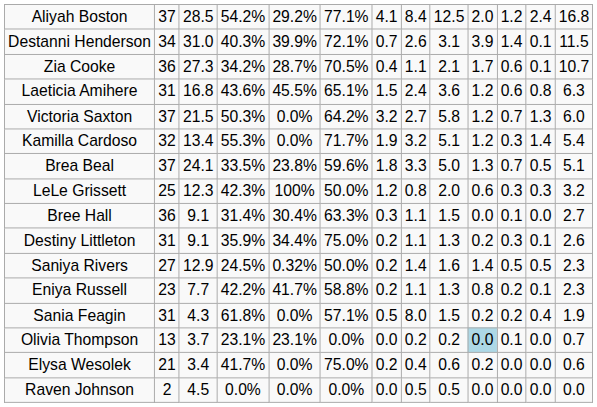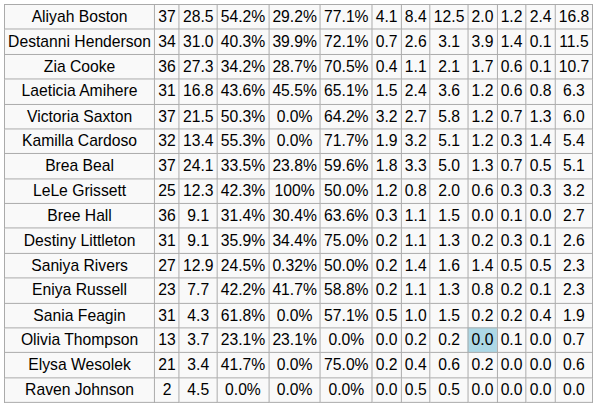(346, 215) 63.3% -> (346, 215) 63.6%
(416, 315) 8.0 -> (416, 315) 1.0
